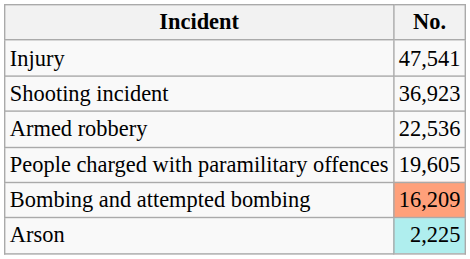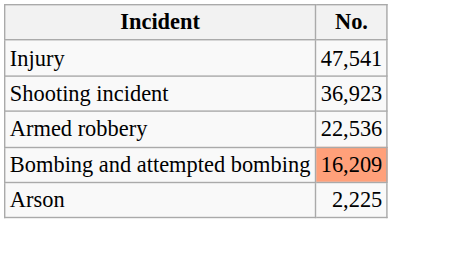- row: (199, 164)
(435, 235) paleturquoise background -> (357, 199) no background
